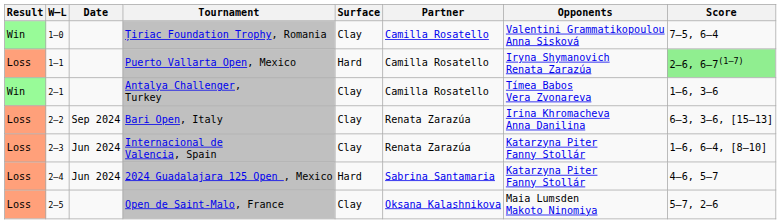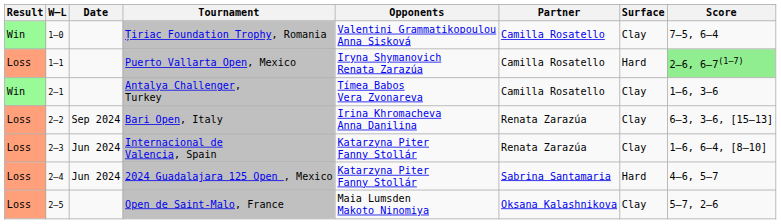columns swapped: (359, 13) <-> (585, 13)
